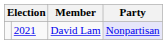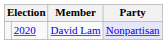(25, 30) 2021 -> (25, 30) 2020
